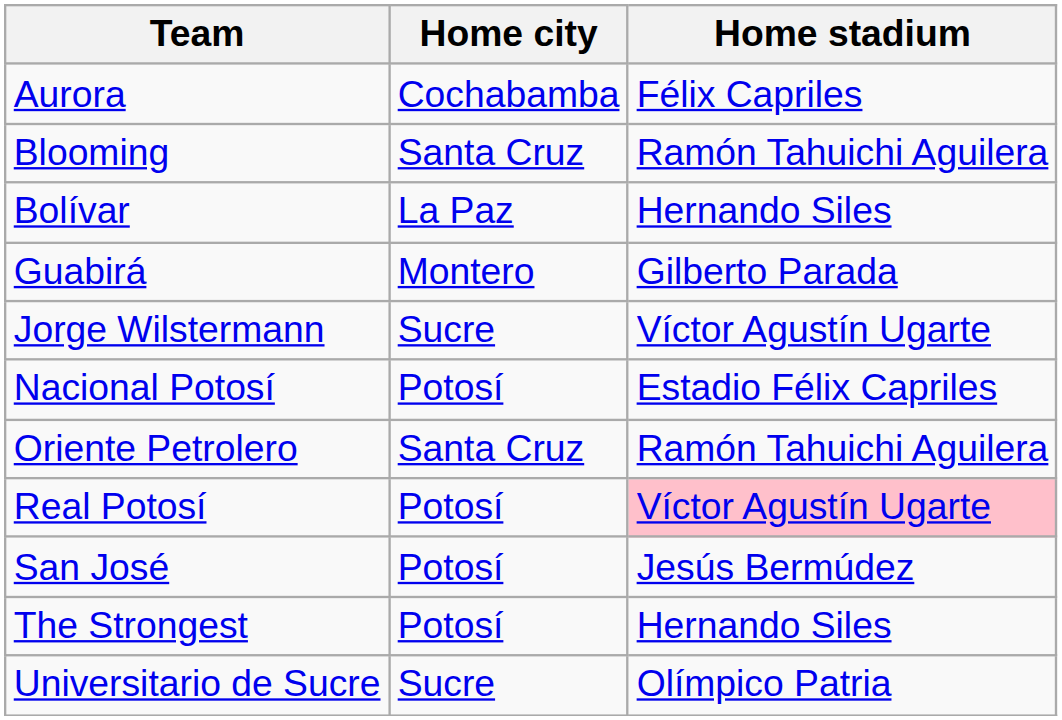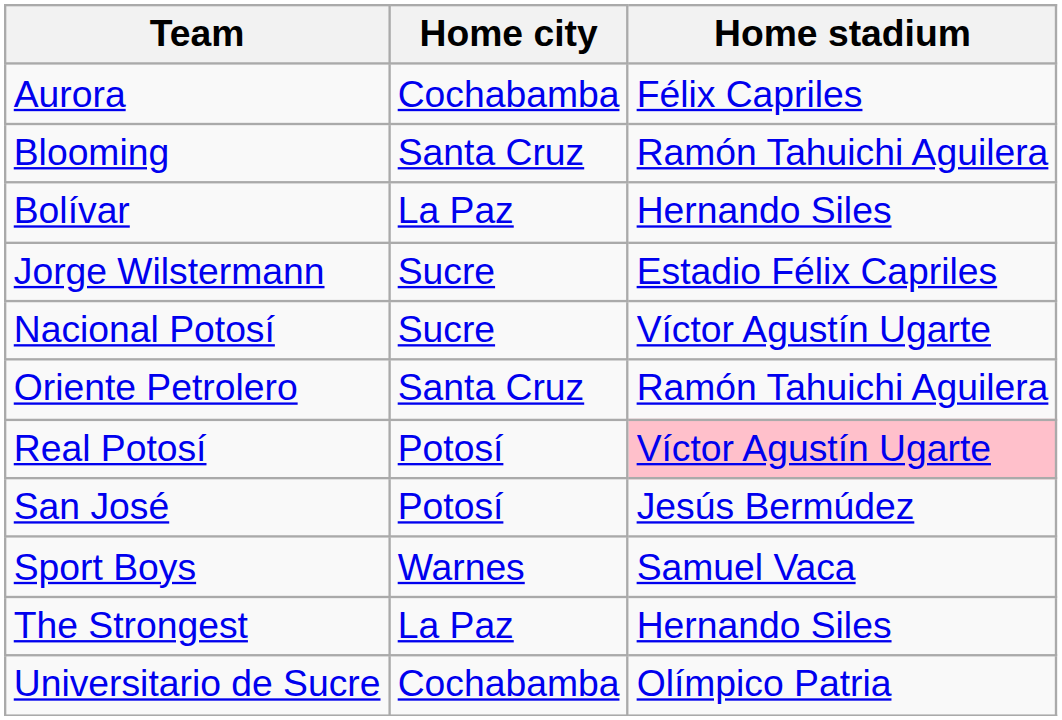- row: (80, 270)
(814, 329) Víctor Agustín Ugarte -> (817, 270) Estadio Félix Capriles
(451, 388) Potosí -> (446, 329) Sucre
(817, 388) Estadio Félix Capriles -> (814, 329) Víctor Agustín Ugarte
+ row: (105, 566)
(451, 625) Potosí -> (456, 625) La Paz
(446, 684) Sucre -> (509, 684) Cochabamba
